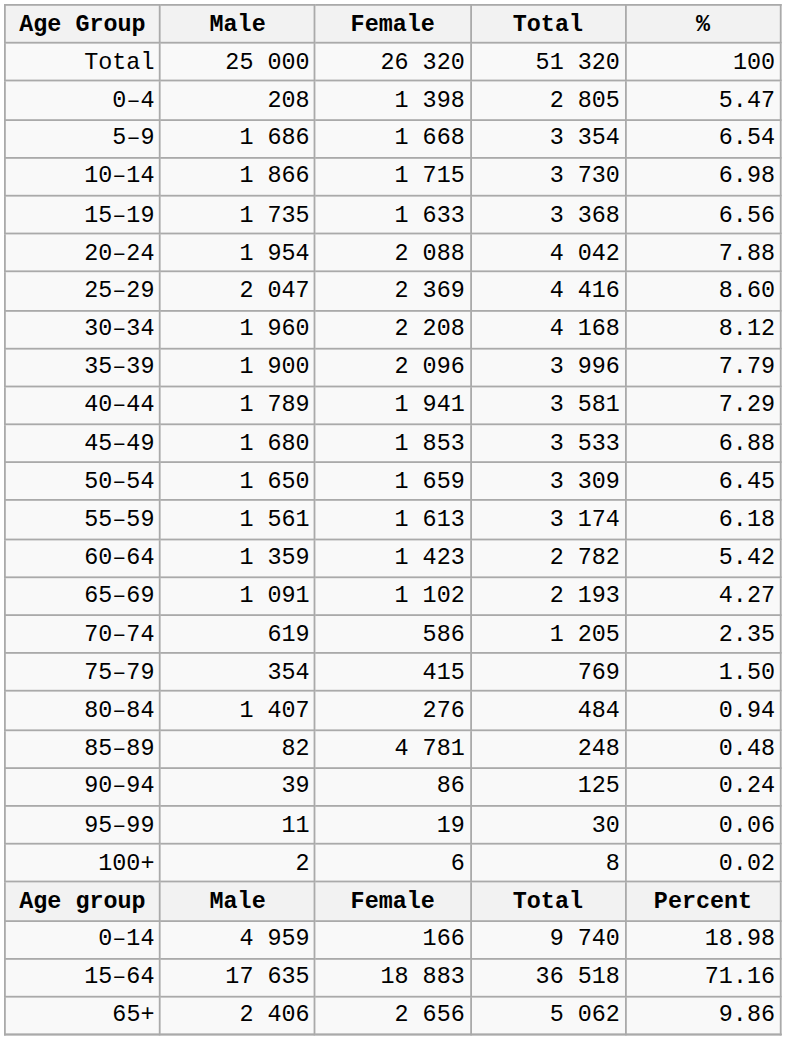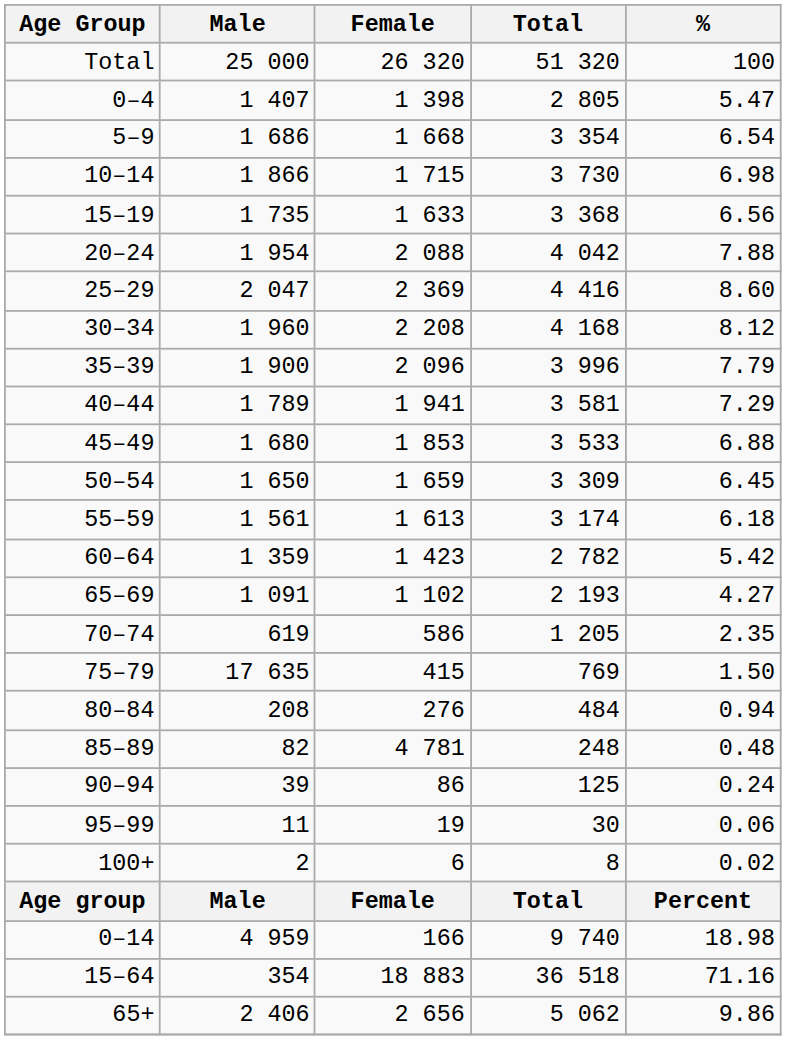(289, 100) 208 -> (274, 100) 1 407
(289, 672) 354 -> (267, 672) 17 635
(274, 710) 1 407 -> (289, 710) 208
(267, 977) 17 635 -> (289, 977) 354
